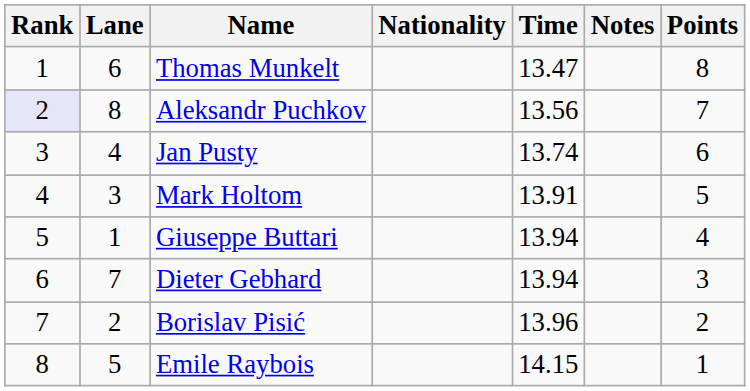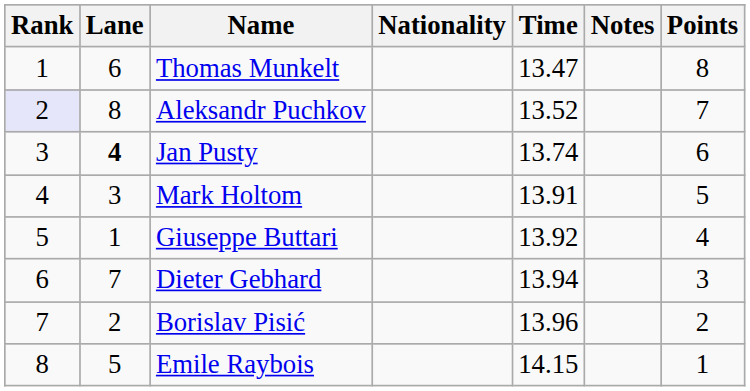(548, 110) 13.56 -> (548, 110) 13.52
(115, 152) normal -> (115, 152) bold
(548, 237) 13.94 -> (548, 237) 13.92
